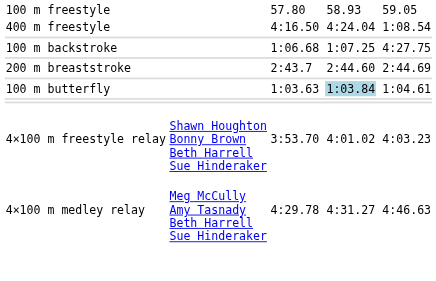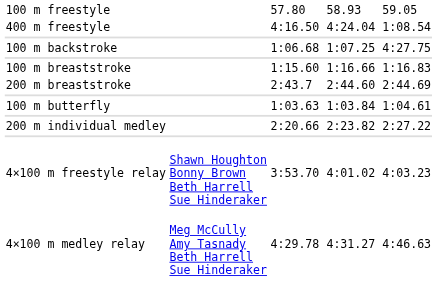+ row: (68, 68)
(351, 89) lightblue background -> (351, 106) no background
+ row: (86, 126)
